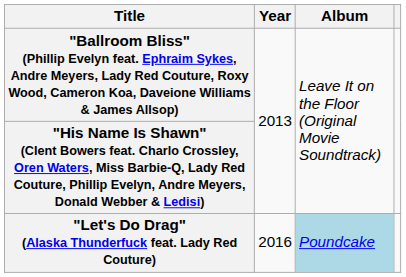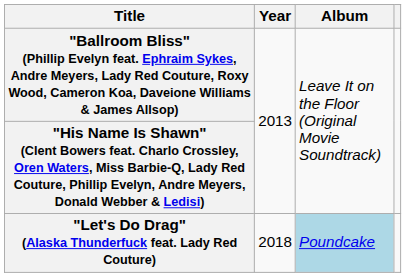(275, 242) 2016 -> (275, 242) 2018
